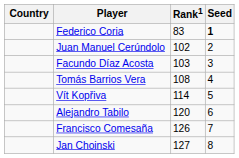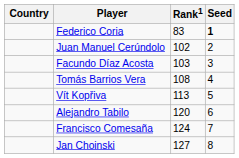(181, 96) 114 -> (181, 96) 113
(181, 129) 126 -> (181, 129) 124
